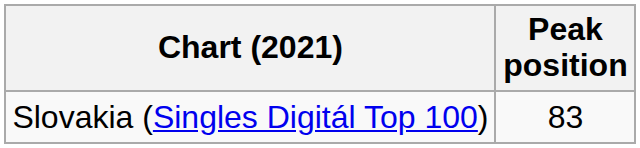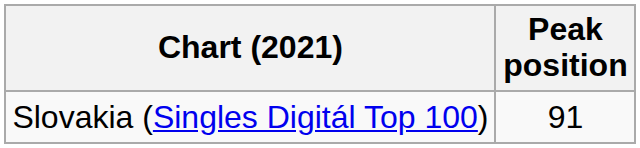(565, 116) 83 -> (565, 116) 91
